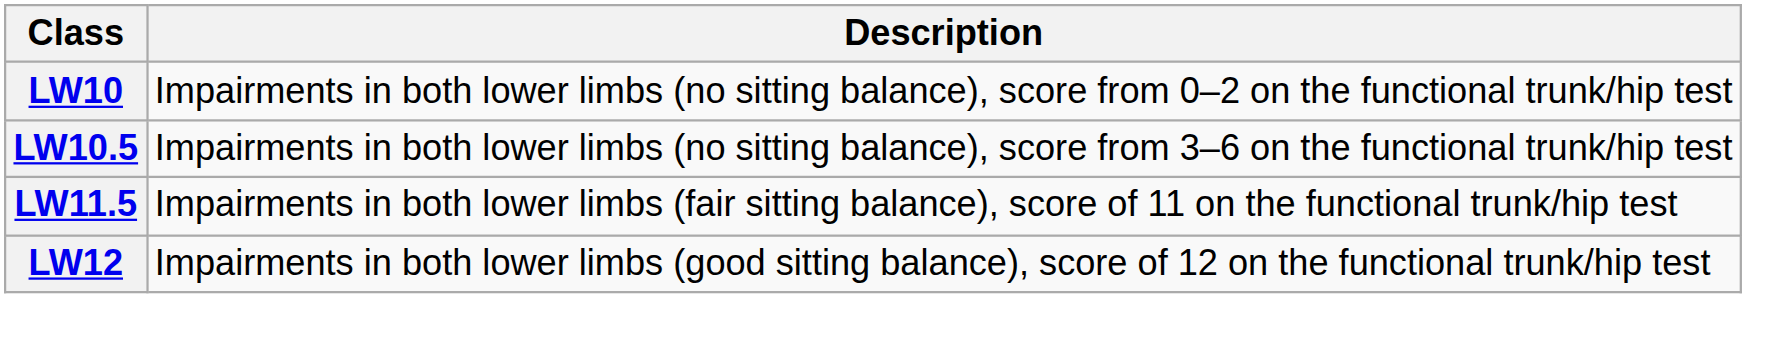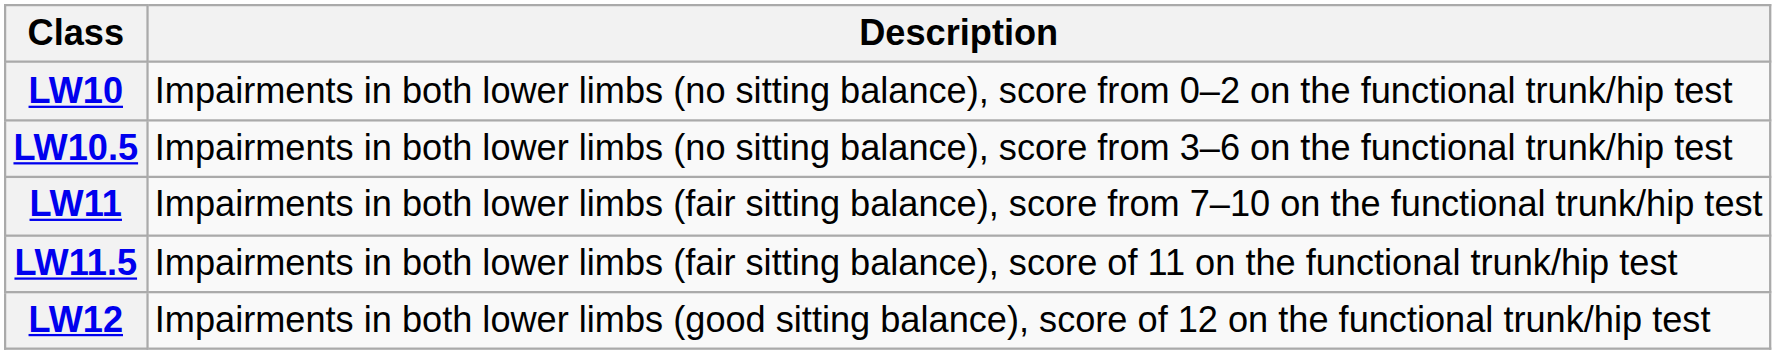+ row: (76, 205)
